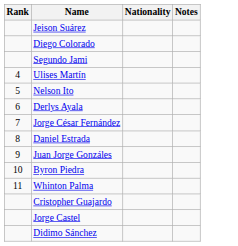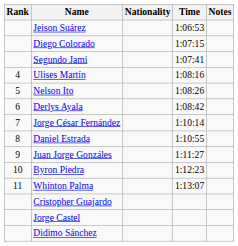+ column: (190, 12)
